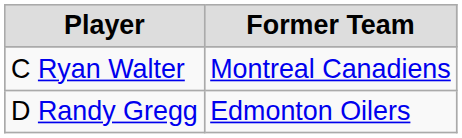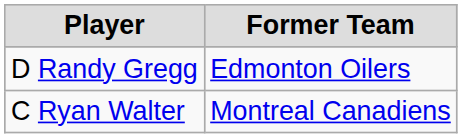rows swapped: (98, 68) <-> (104, 111)
